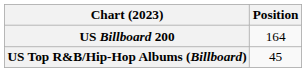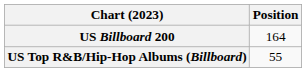(276, 57) 45 -> (276, 57) 55
